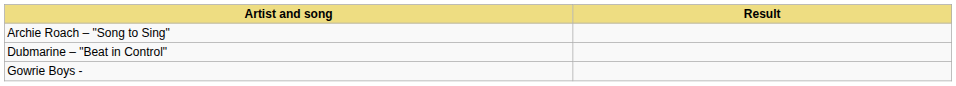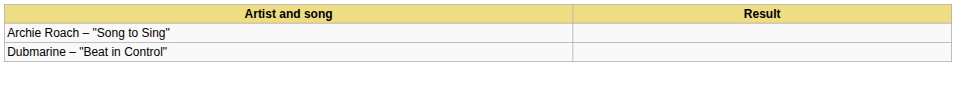- row: (45, 71)
